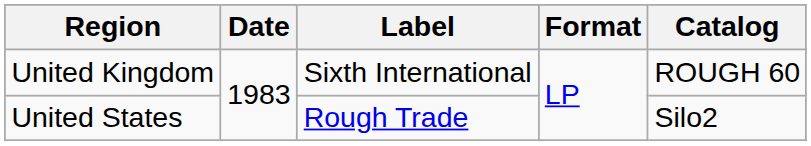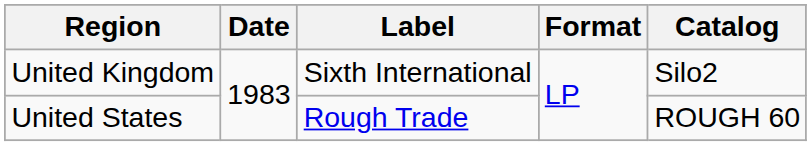(727, 72) ROUGH 60 -> (686, 72) Silo2
(686, 117) Silo2 -> (727, 117) ROUGH 60
